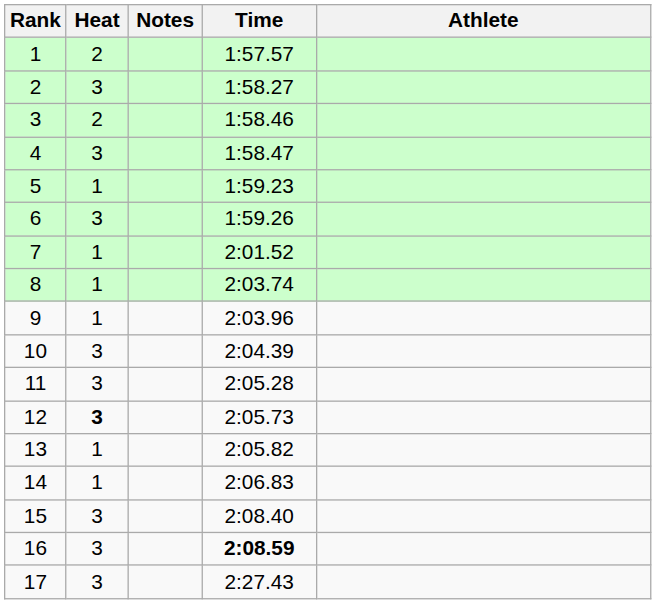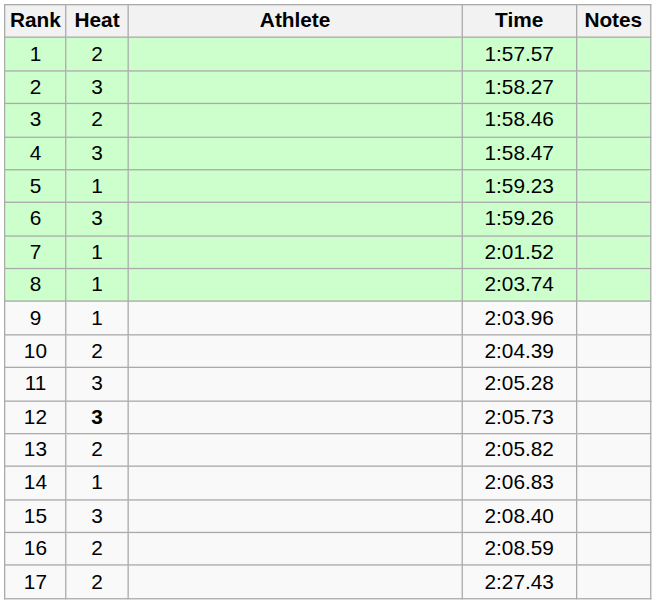columns swapped: (483, 20) <-> (165, 20)
(97, 350) 3 -> (97, 350) 2
(97, 449) 1 -> (97, 449) 2
(97, 548) 3 -> (97, 548) 2
(259, 548) bold -> (519, 548) normal
(97, 581) 3 -> (97, 581) 2
